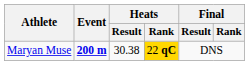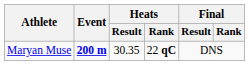(127, 51) 30.38 -> (127, 51) 30.35
(161, 51) gold background -> (161, 51) no background
